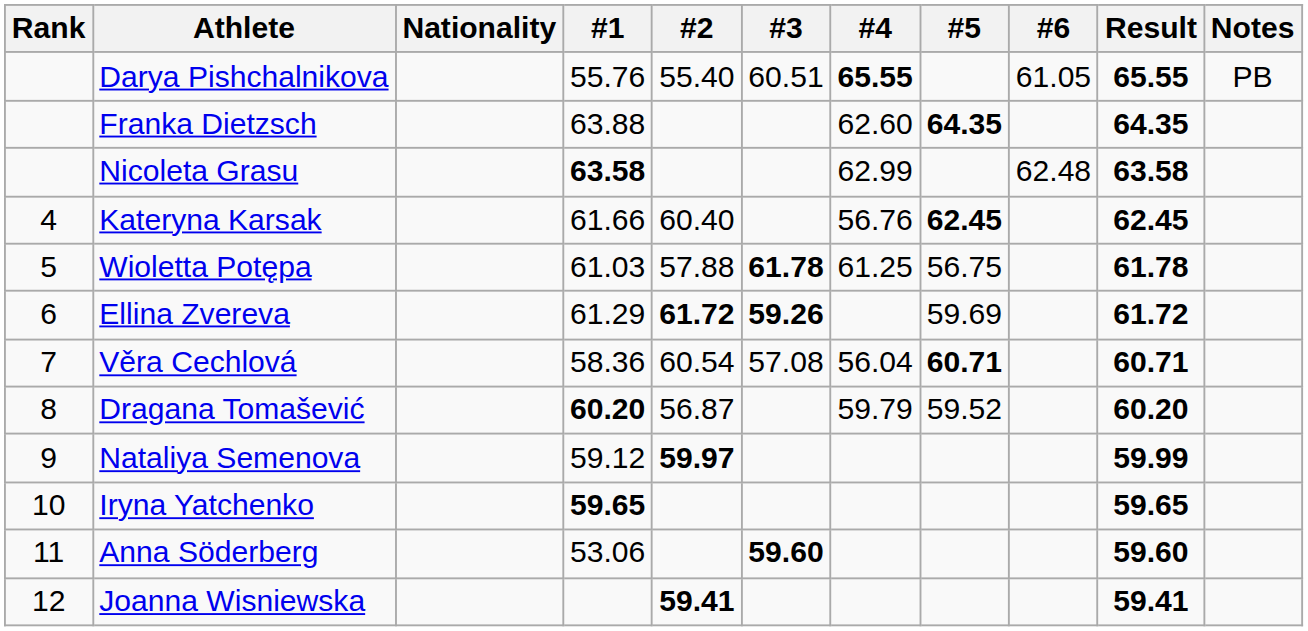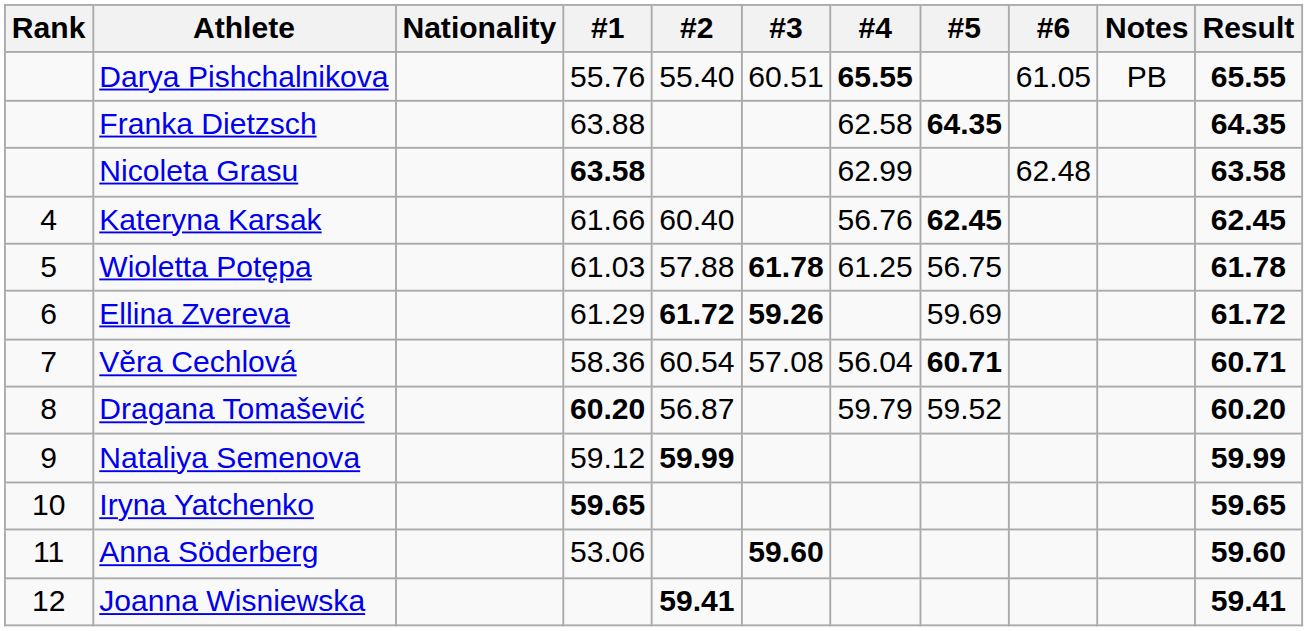columns swapped: (1151, 28) <-> (1253, 28)
(875, 123) 62.60 -> (875, 123) 62.58
(697, 457) 59.97 -> (697, 457) 59.99
